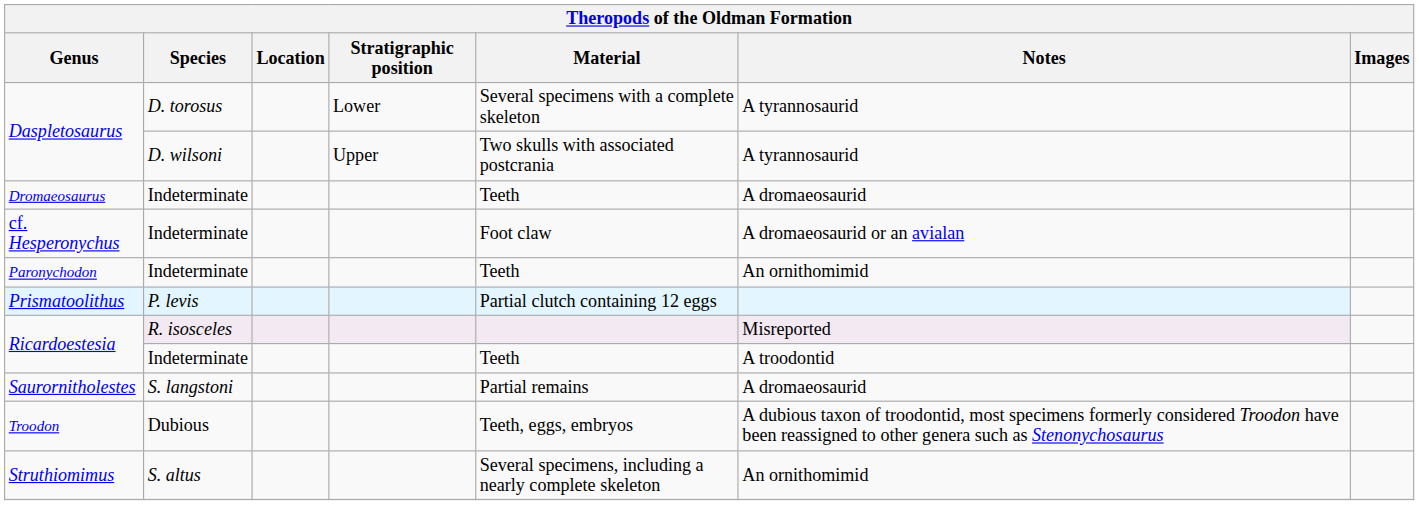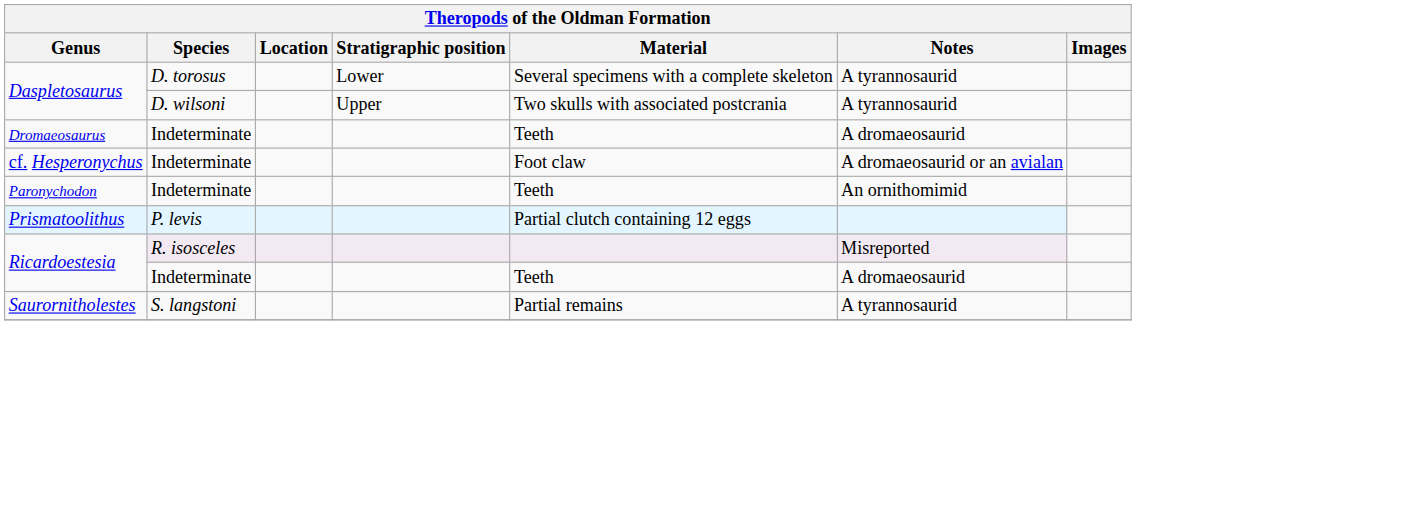(788, 358) A troodontid -> (903, 276) A dromaeosaurid
(804, 386) A dromaeosaurid -> (899, 305) A tyrannosaurid
- row: (34, 426)
- row: (61, 474)
